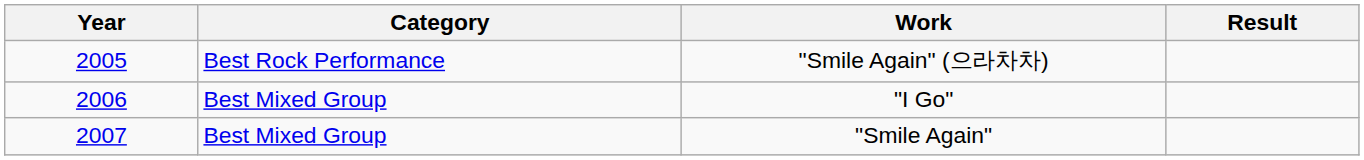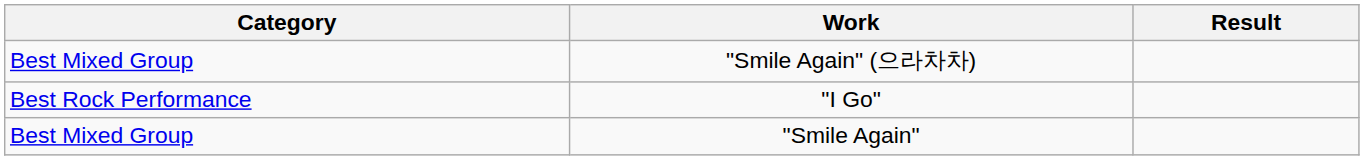- column: (101, 22)
(324, 61) Best Rock Performance -> (102, 61) Best Mixed Group
(295, 99) Best Mixed Group -> (131, 99) Best Rock Performance
